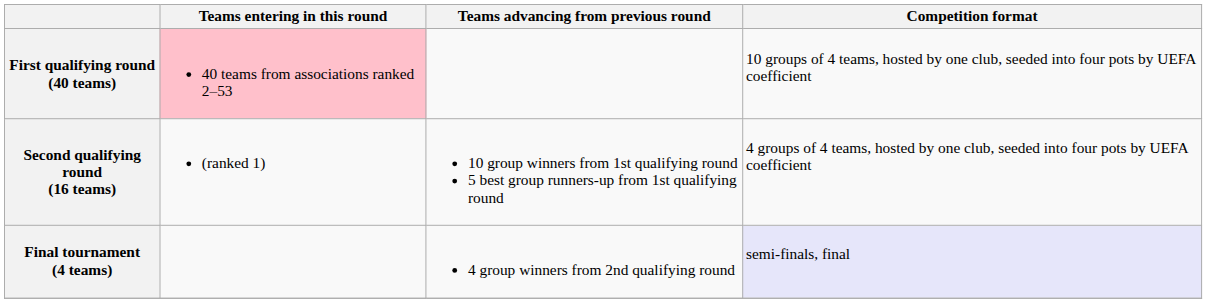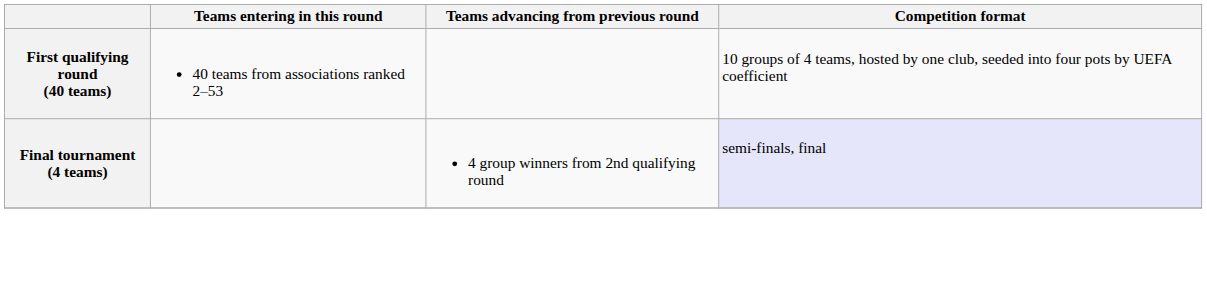(293, 82) pink background -> (288, 82) no background
- row: (82, 171)
